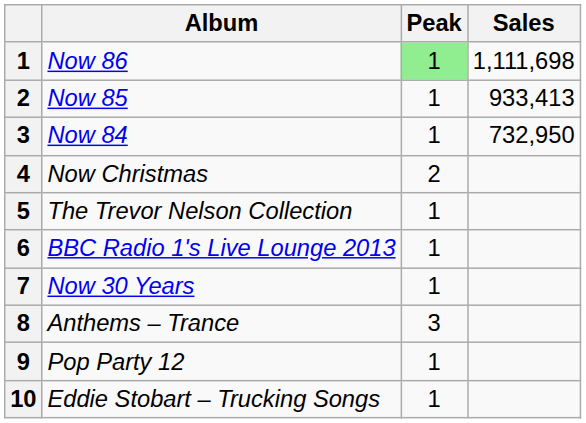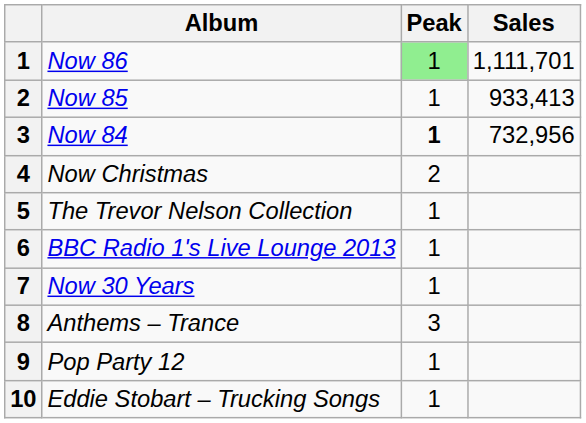(524, 60) 1,111,698 -> (524, 60) 1,111,701
(434, 135) normal -> (434, 135) bold
(532, 135) 732,950 -> (532, 135) 732,956
